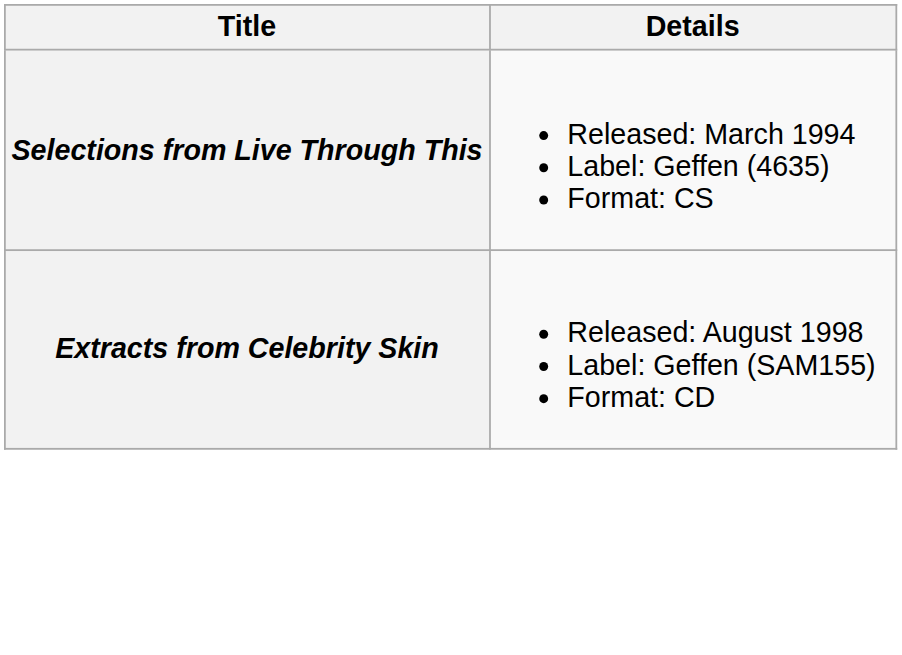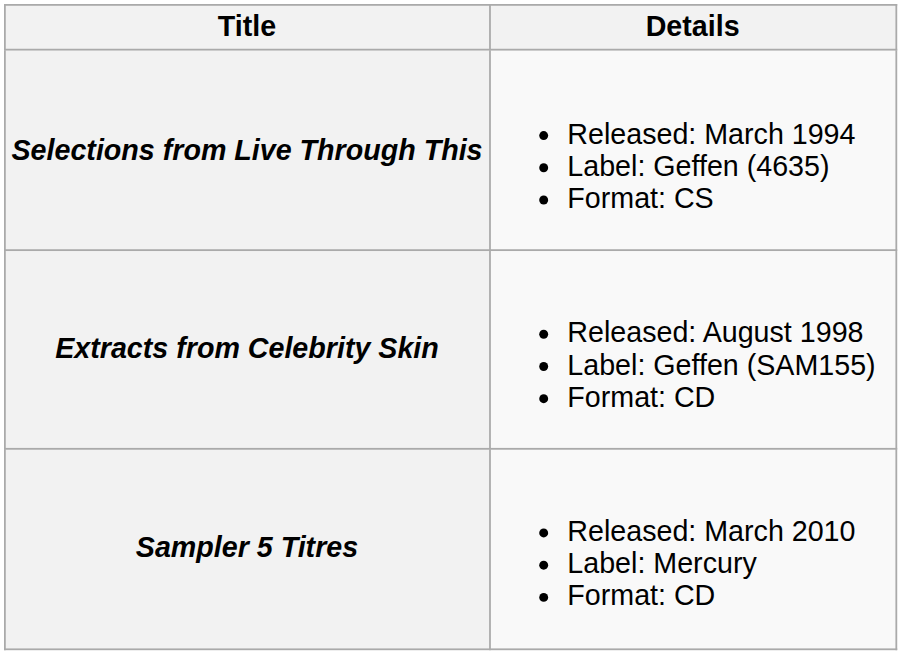+ row: (247, 548)
